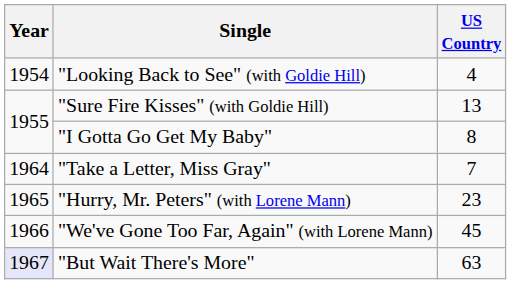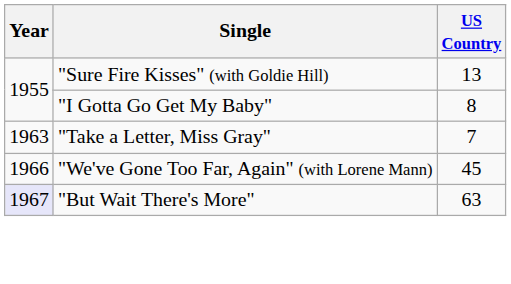- row: (212, 74)
(29, 168) 1964 -> (29, 136) 1963
- row: (204, 199)
